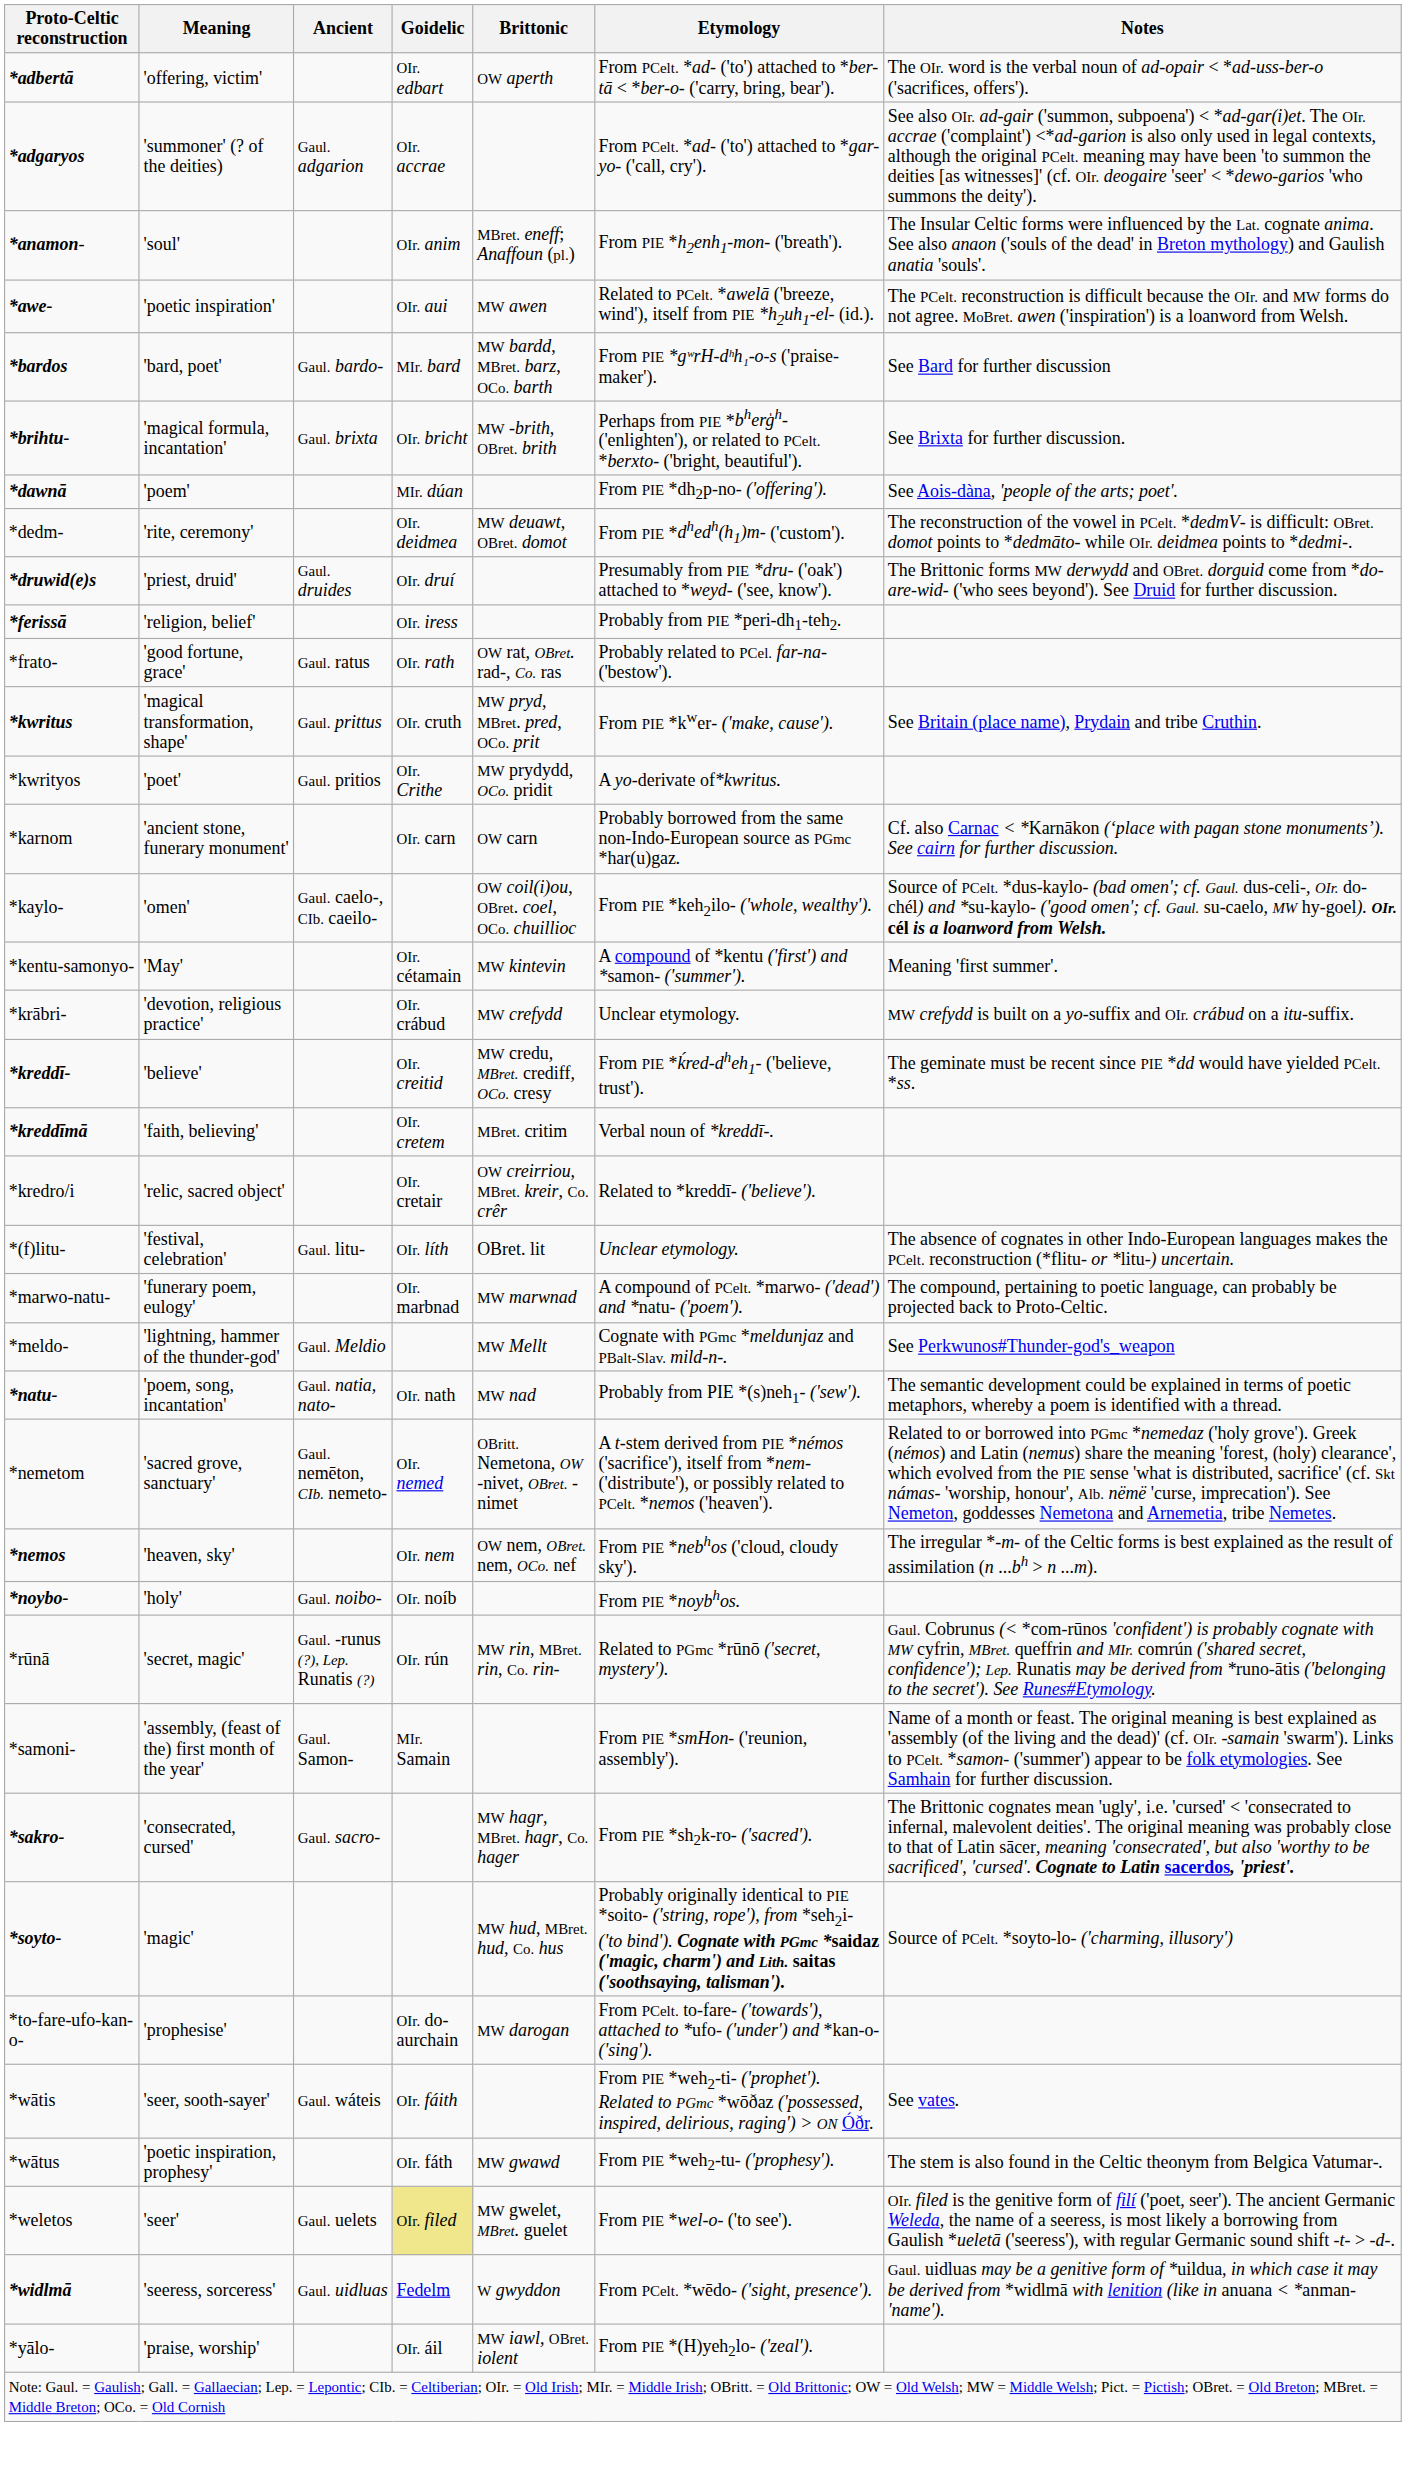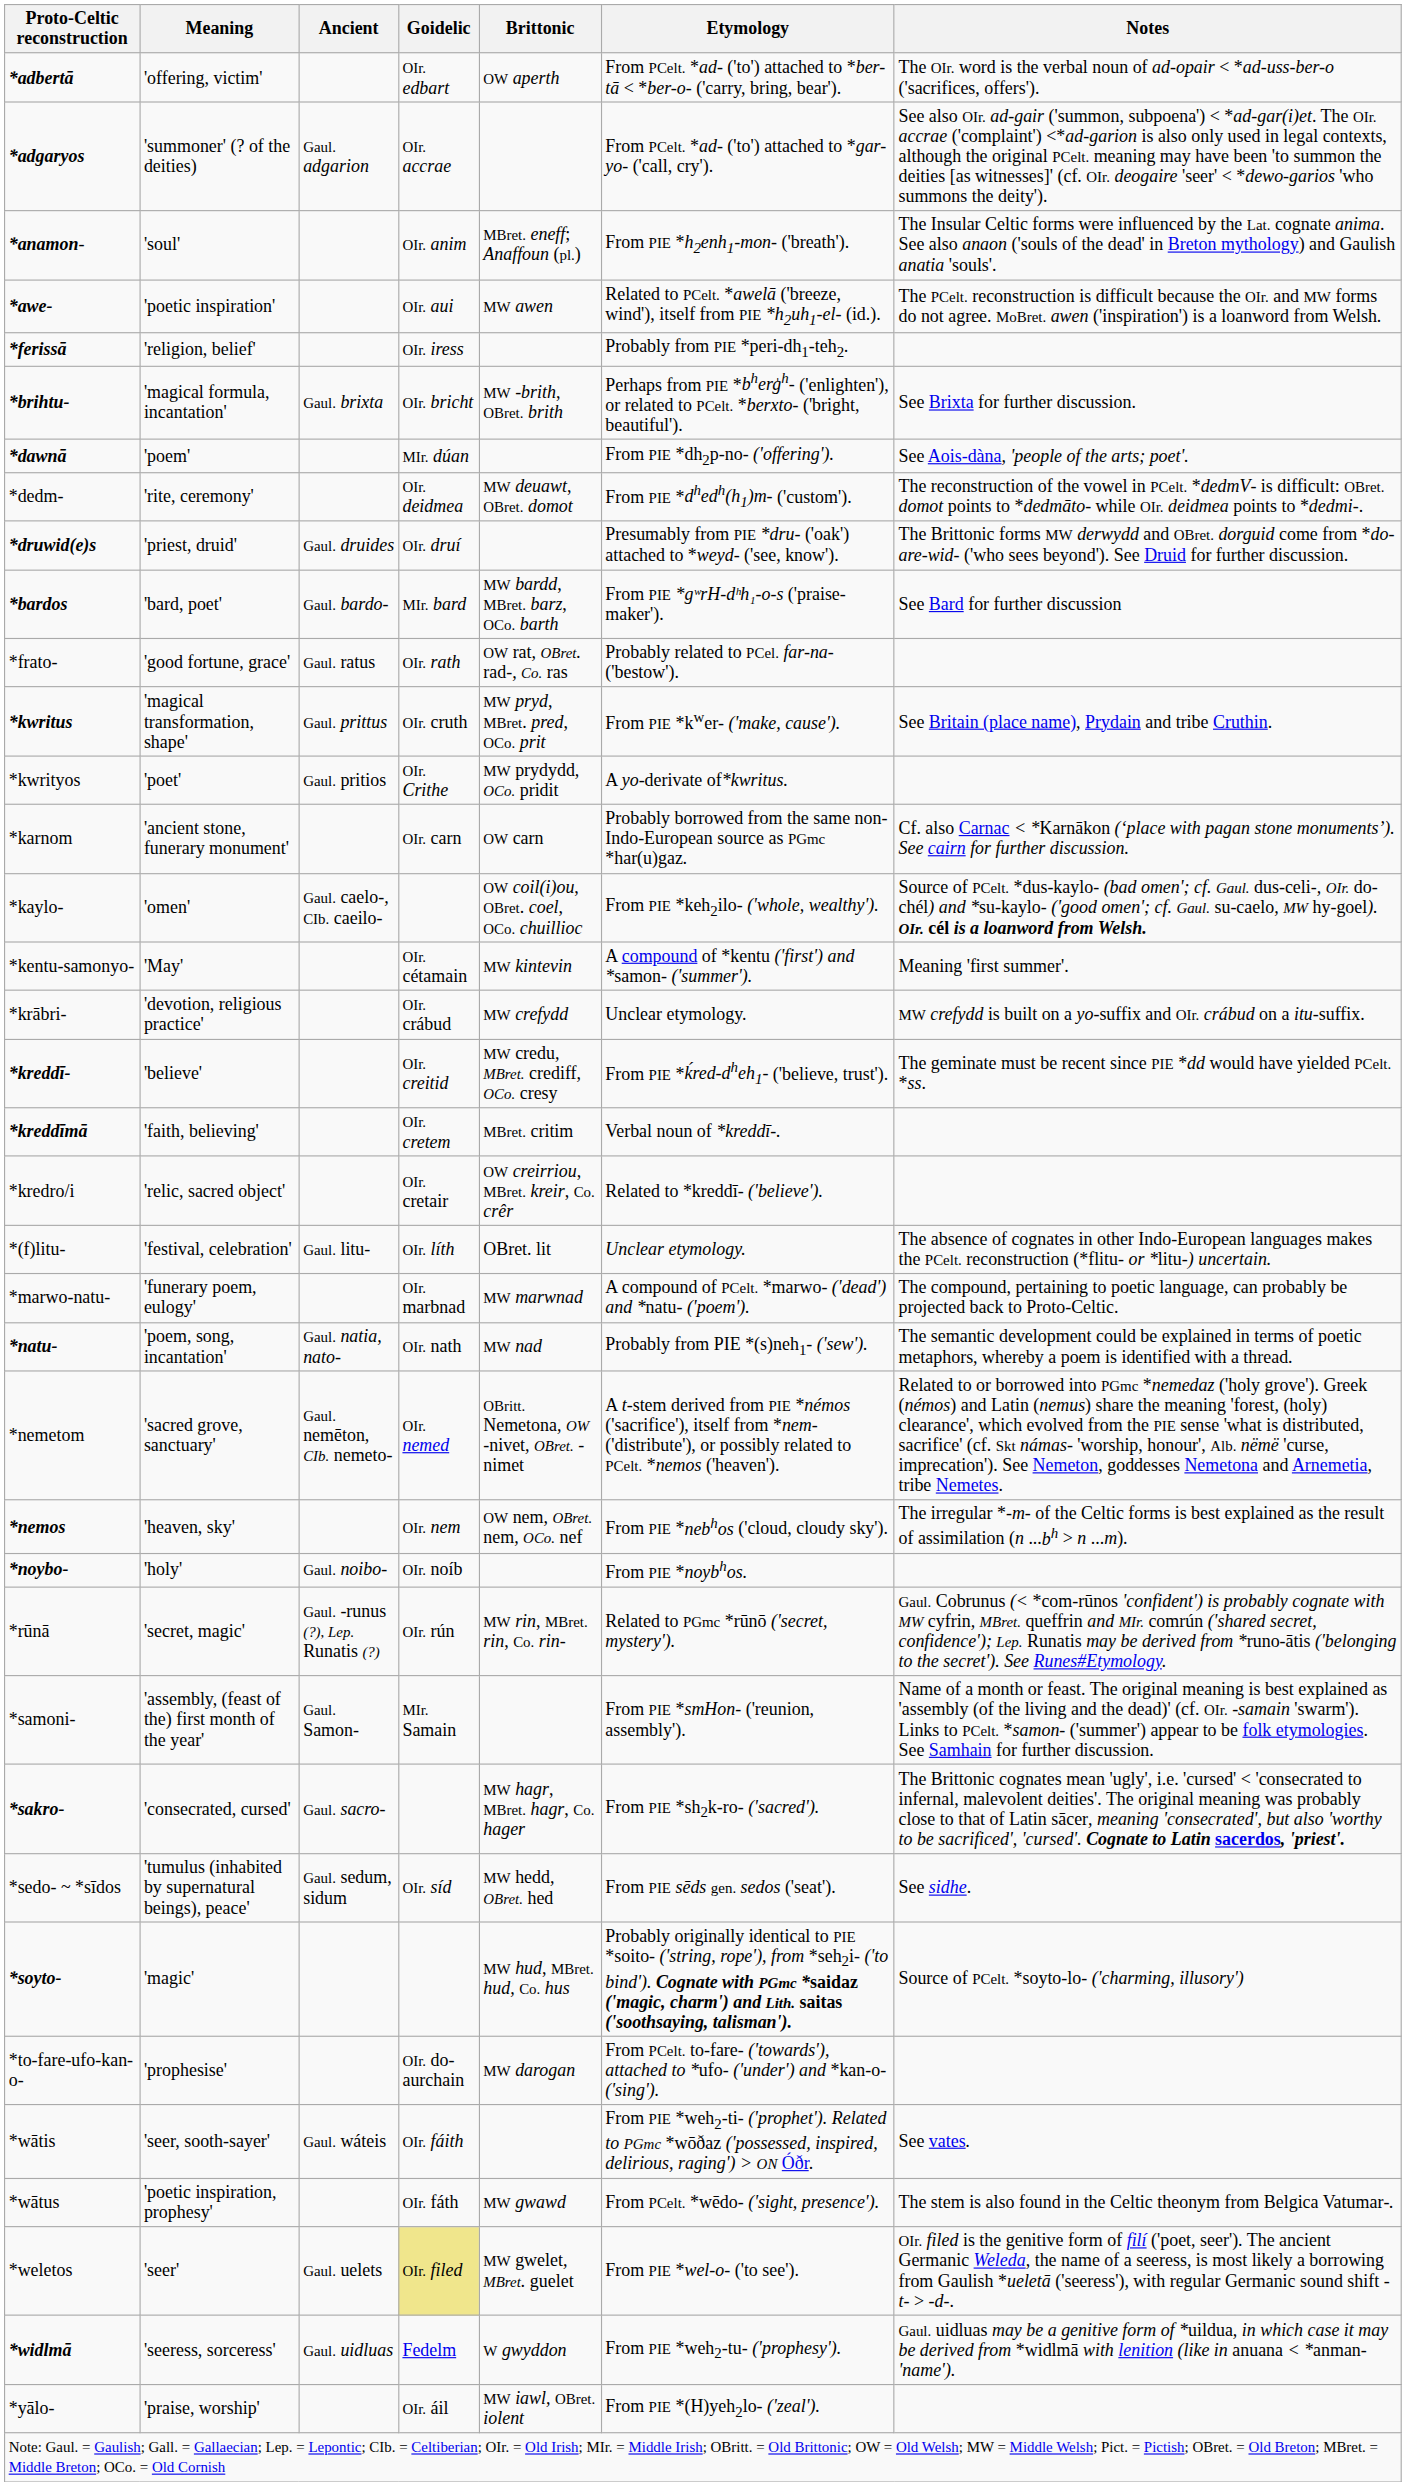rows swapped: (38, 367) <-> (38, 621)
- row: (39, 1346)
+ row: (65, 1887)
(716, 2162) From PIE *weh2-tu- ('prophesy'). -> (742, 2202) From PCelt. *wēdo- ('sight, presence').
(735, 2289) From PCelt. *wēdo- ('sight, presence'). -> (723, 2349) From PIE *weh2-tu- ('prophesy').
